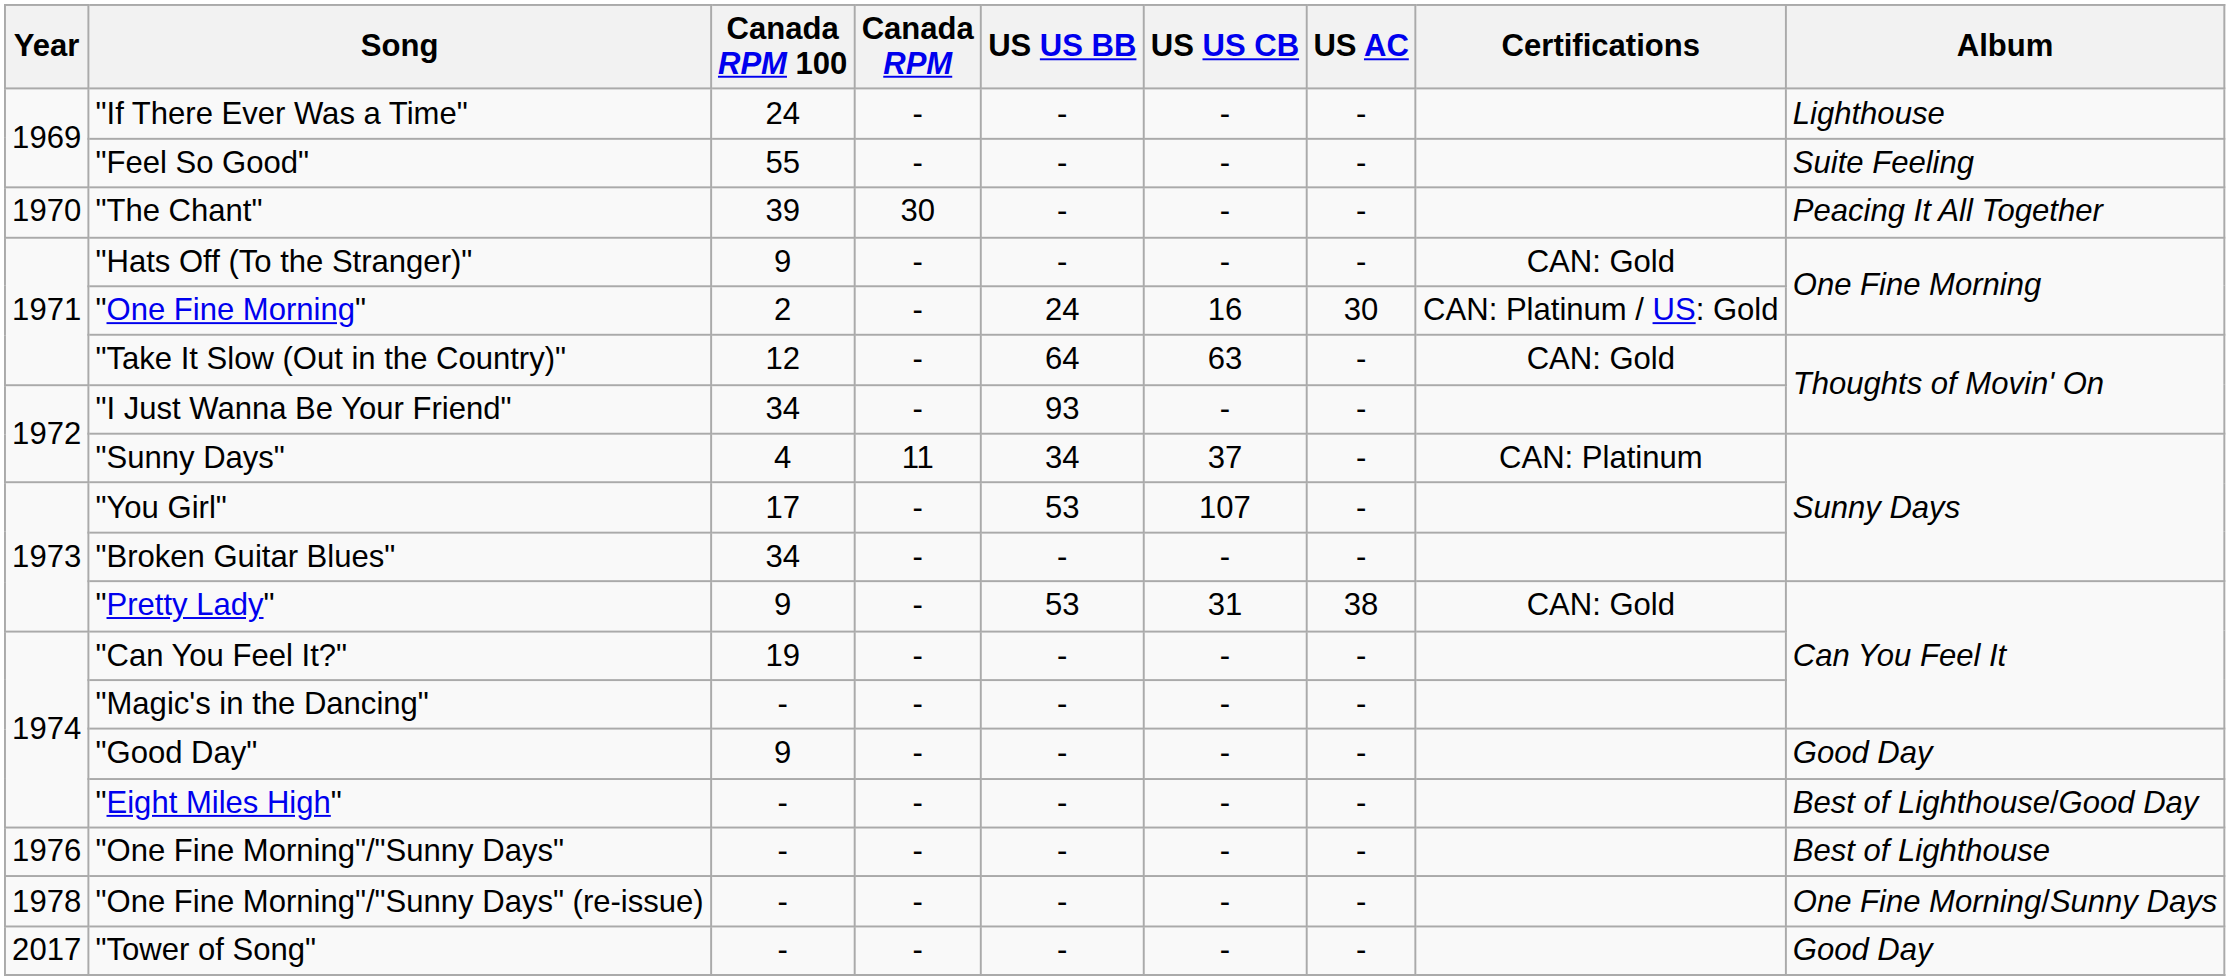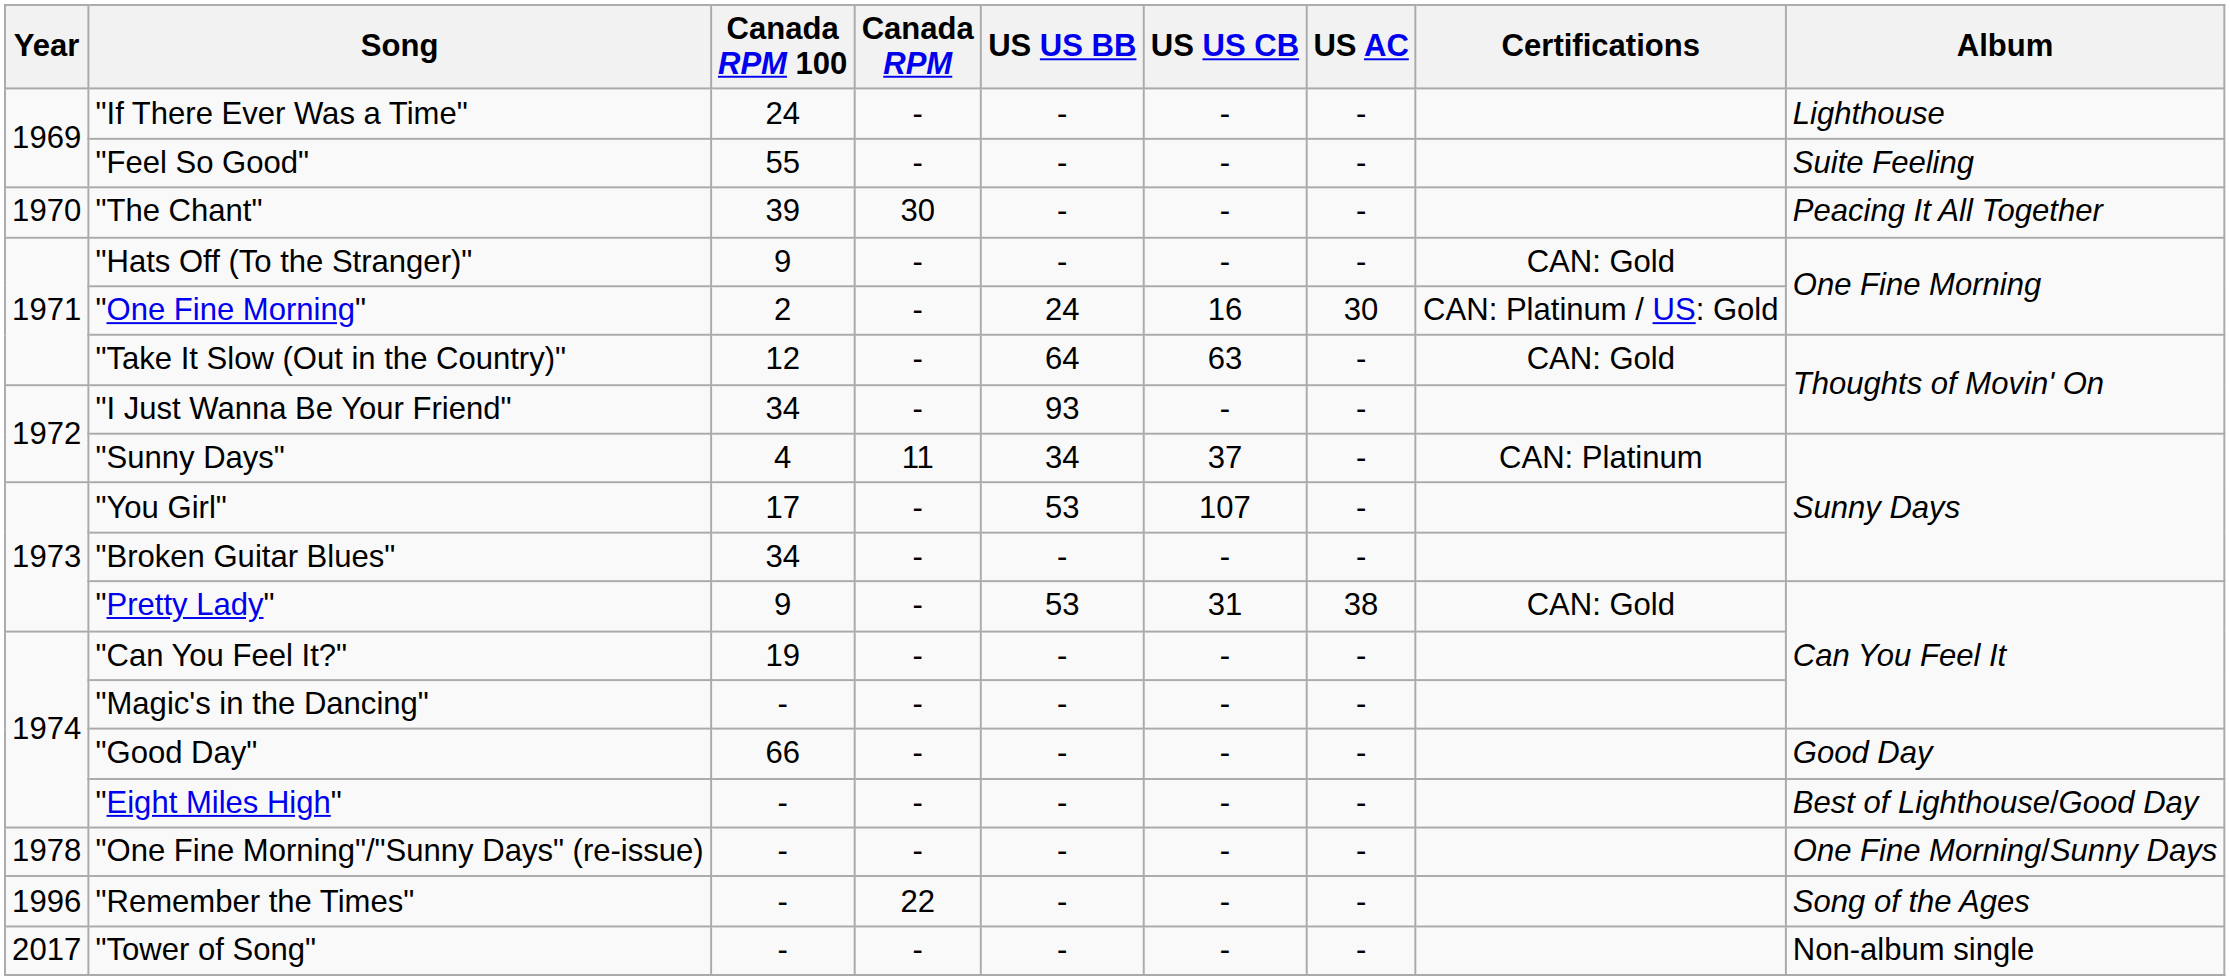(783, 753) 9 -> (783, 753) 66
- row: (330, 851)
+ row: (255, 900)
(1863, 950) Good Day -> (1914, 950) Non-album single
